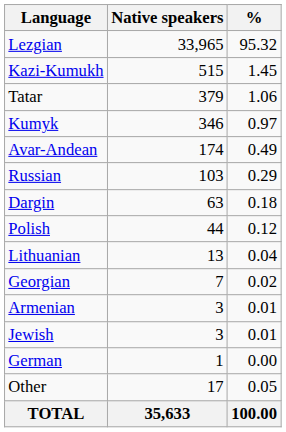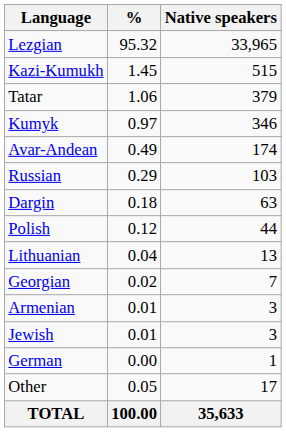columns swapped: (167, 17) <-> (254, 17)
